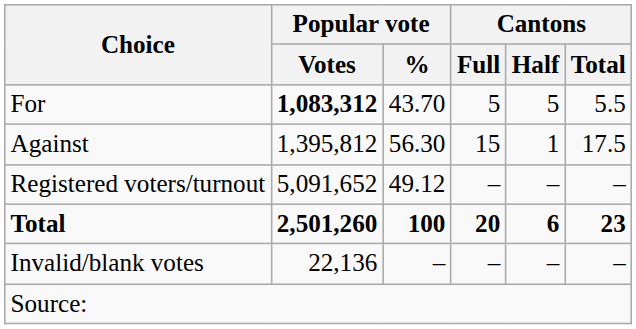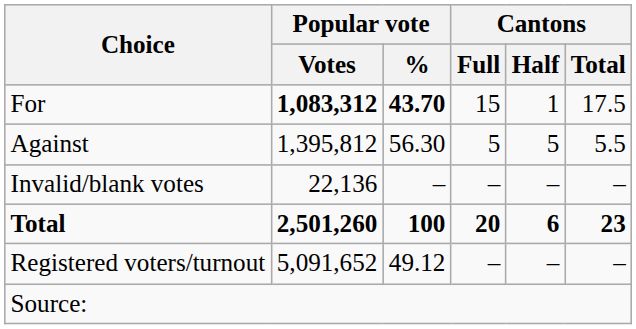(417, 104) normal -> (417, 104) bold
(494, 104) 5 -> (488, 104) 15
(553, 104) 5 -> (553, 104) 1
(610, 104) 5.5 -> (604, 104) 17.5
(488, 143) 15 -> (494, 143) 5
(553, 143) 1 -> (553, 143) 5
(604, 143) 17.5 -> (610, 143) 5.5
rows swapped: (107, 263) <-> (138, 183)
